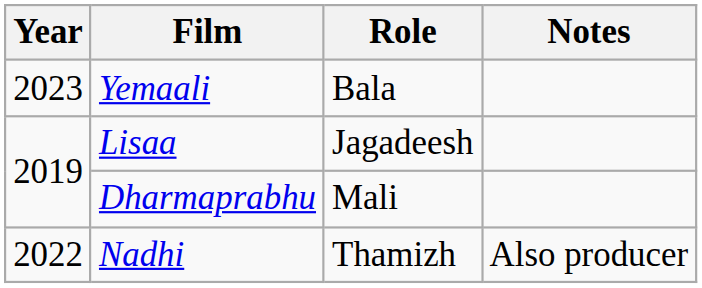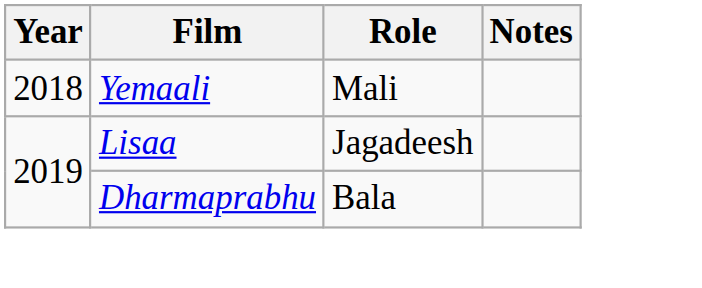(48, 87) 2023 -> (48, 87) 2018
(364, 87) Bala -> (365, 87) Mali
(365, 198) Mali -> (364, 198) Bala
- row: (142, 253)
